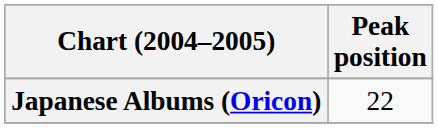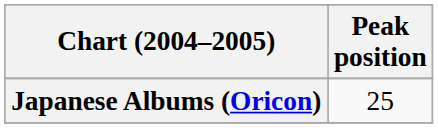(380, 100) 22 -> (380, 100) 25
